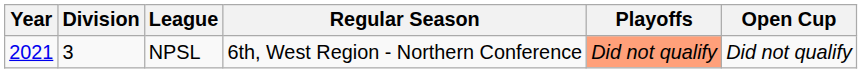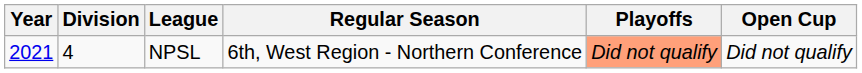(68, 51) 3 -> (68, 51) 4
